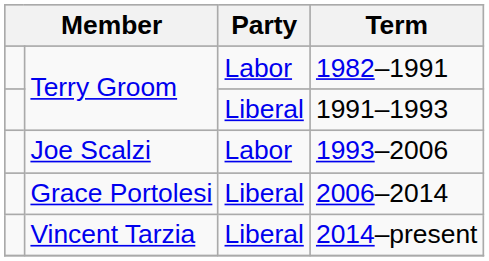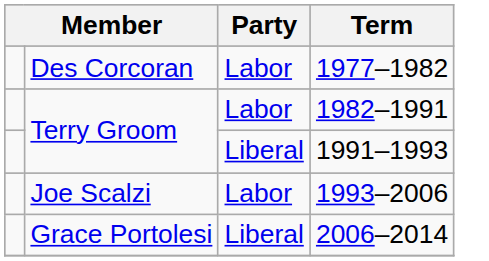+ row: (382, 67)
- row: (397, 234)
